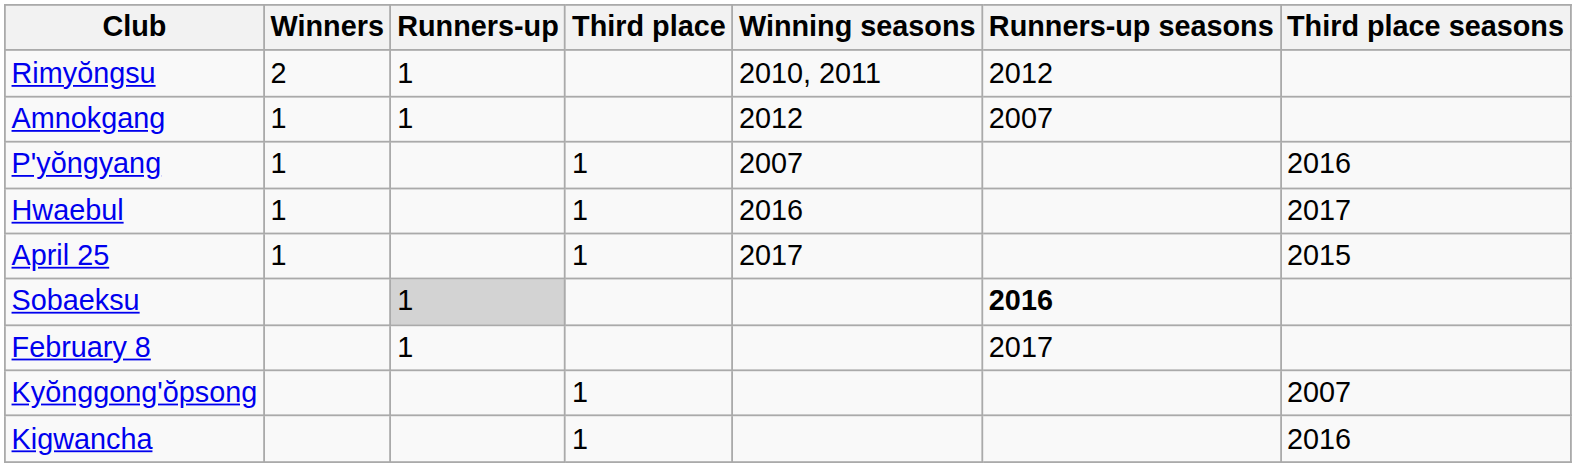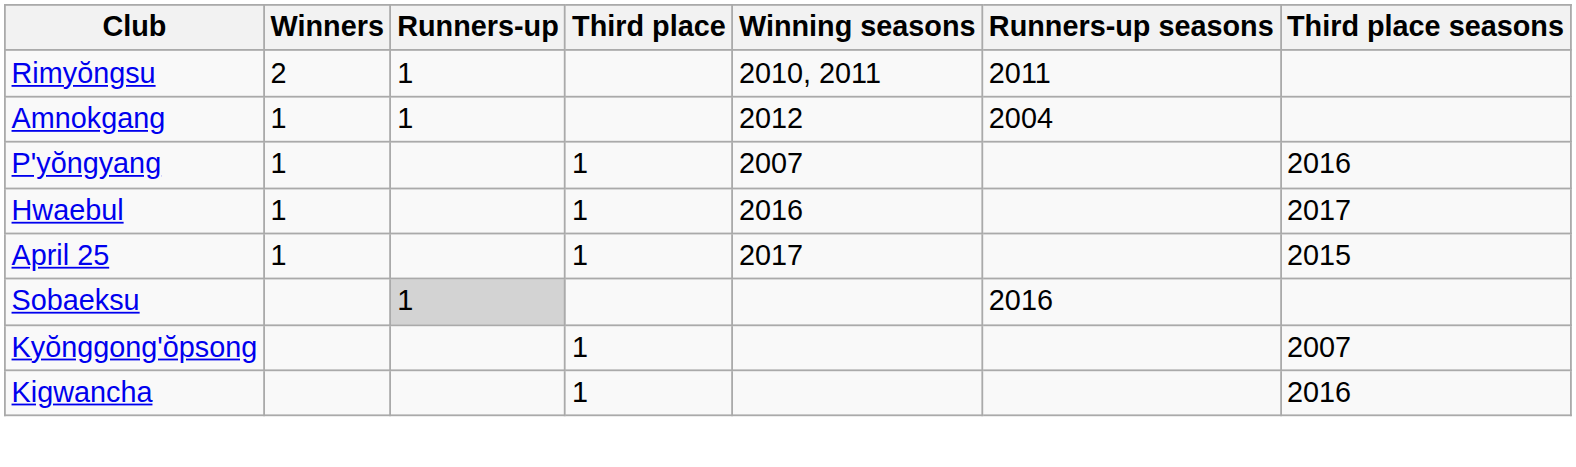(1021, 73) 2012 -> (1020, 73) 2011
(1021, 118) 2007 -> (1021, 118) 2004
(1021, 301) bold -> (1021, 301) normal
- row: (81, 347)
